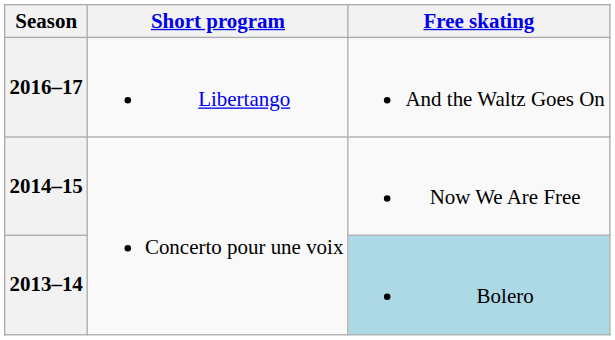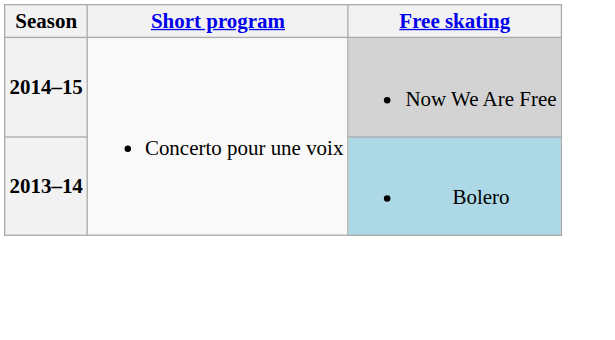- row: (46, 87)
(479, 198) no background -> (455, 99) lightgrey background
